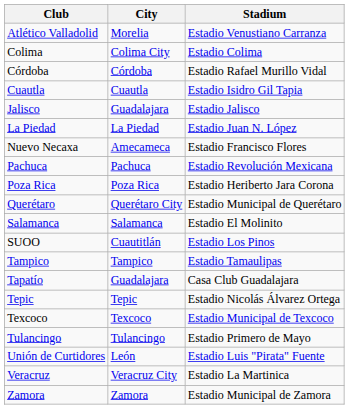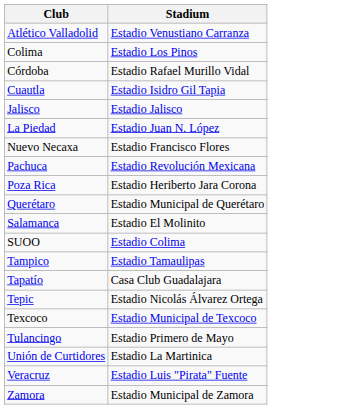- column: (146, 14)
(225, 52) Estadio Colima -> (154, 52) Estadio Los Pinos
(231, 242) Estadio Los Pinos -> (148, 242) Estadio Colima
(256, 356) Estadio Luis "Pirata" Fuente -> (161, 356) Estadio La Martinica
(238, 375) Estadio La Martinica -> (179, 375) Estadio Luis "Pirata" Fuente
